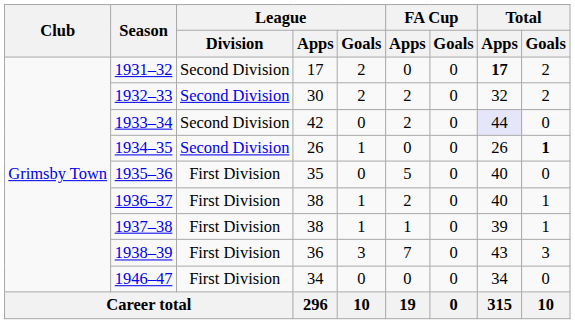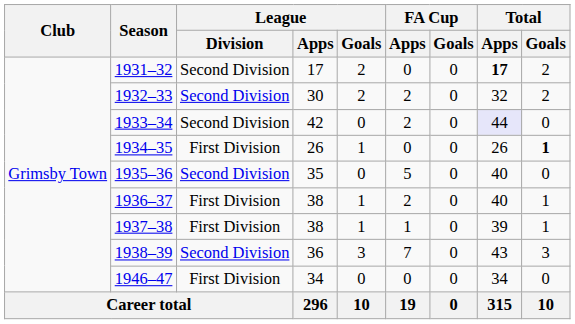(235, 148) Second Division -> (235, 148) First Division
(235, 174) First Division -> (235, 174) Second Division
(235, 252) First Division -> (235, 252) Second Division
